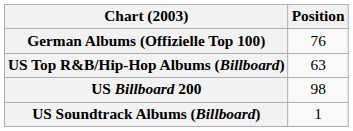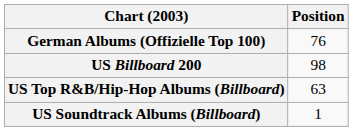rows swapped: (146, 89) <-> (146, 65)
